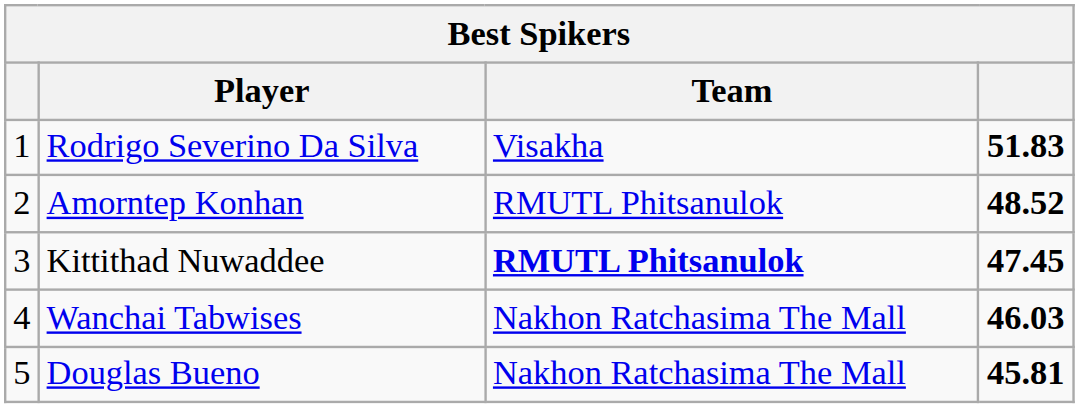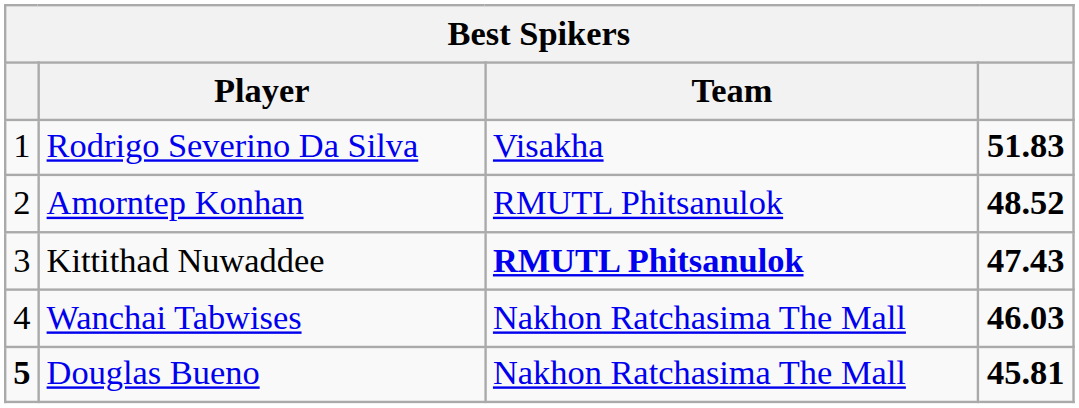(1026, 260) 47.45 -> (1026, 260) 47.43
(22, 373) normal -> (22, 373) bold
